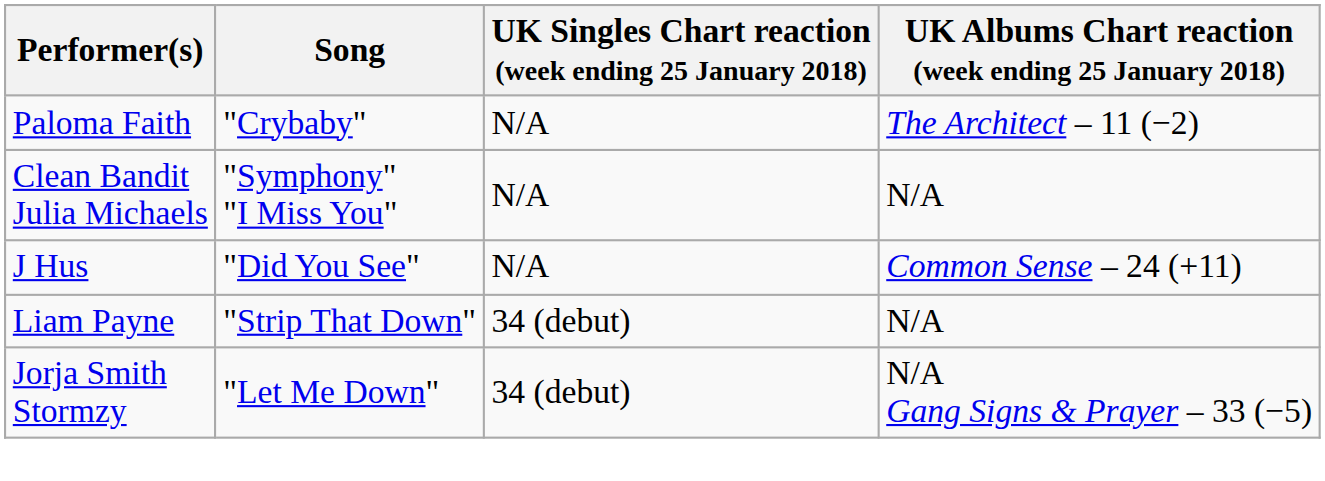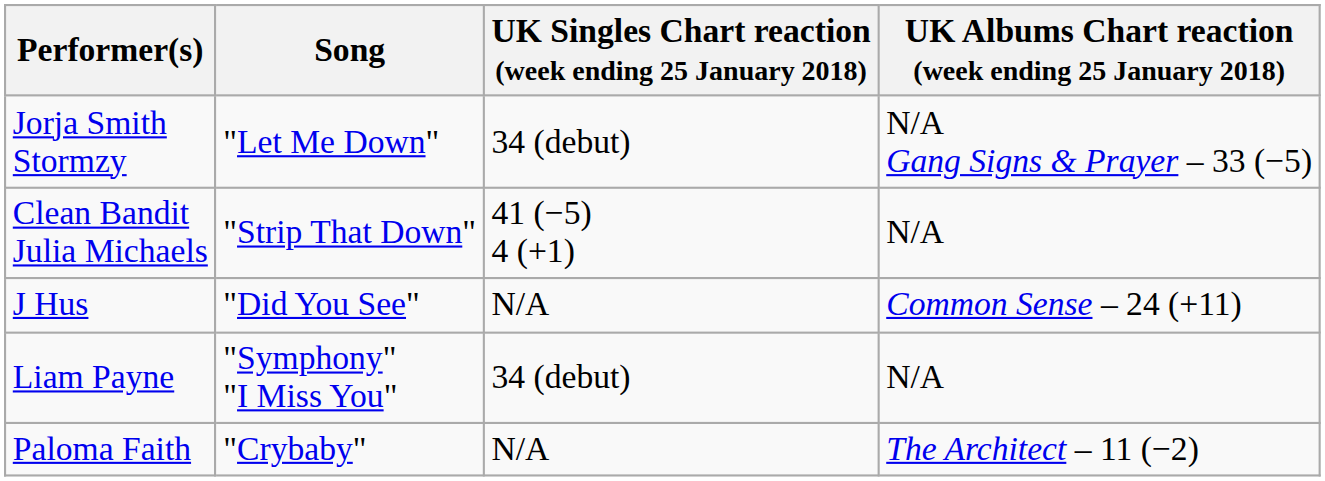rows swapped: (102, 122) <-> (90, 392)
(310, 194) "Symphony" "I Miss You" -> (350, 232) "Strip That Down"
(520, 194) N/A -> (542, 232) 41 (−5) 4 (+1)
(350, 319) "Strip That Down" -> (310, 376) "Symphony" "I Miss You"
